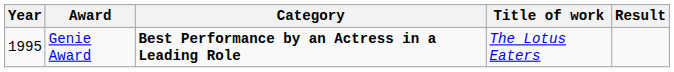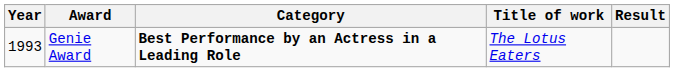(25, 47) 1995 -> (25, 47) 1993
